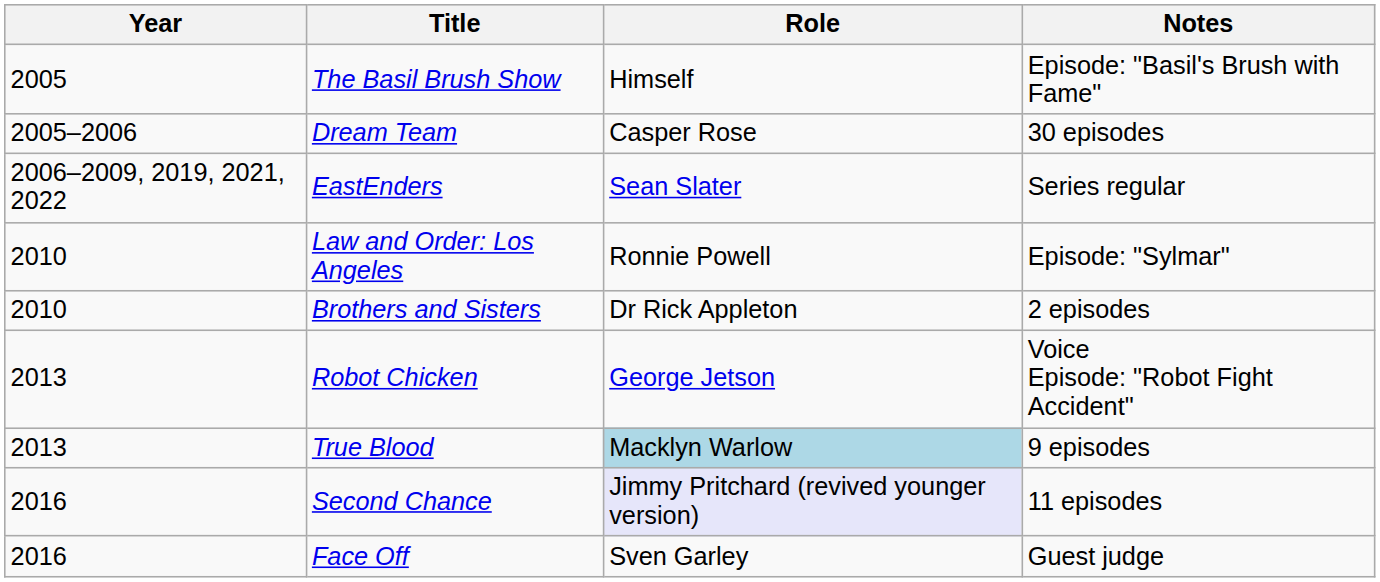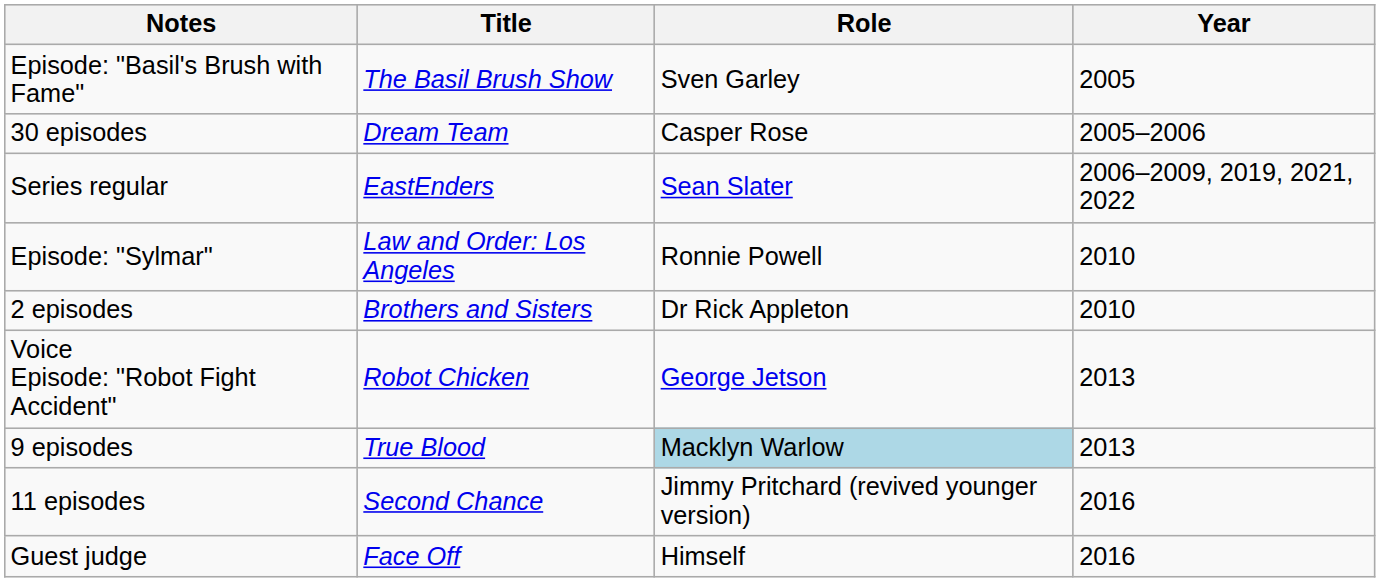columns swapped: (155, 24) <-> (1198, 24)
(651, 78) Himself -> (730, 78) Sven Garley
(797, 501) lavender background -> (849, 501) no background
(679, 556) Sven Garley -> (703, 556) Himself
